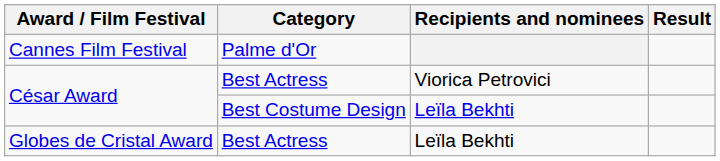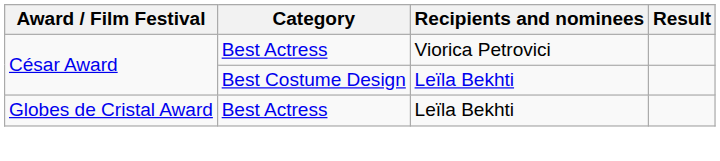- row: (98, 49)
